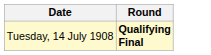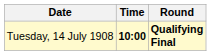+ column: (132, 13)
